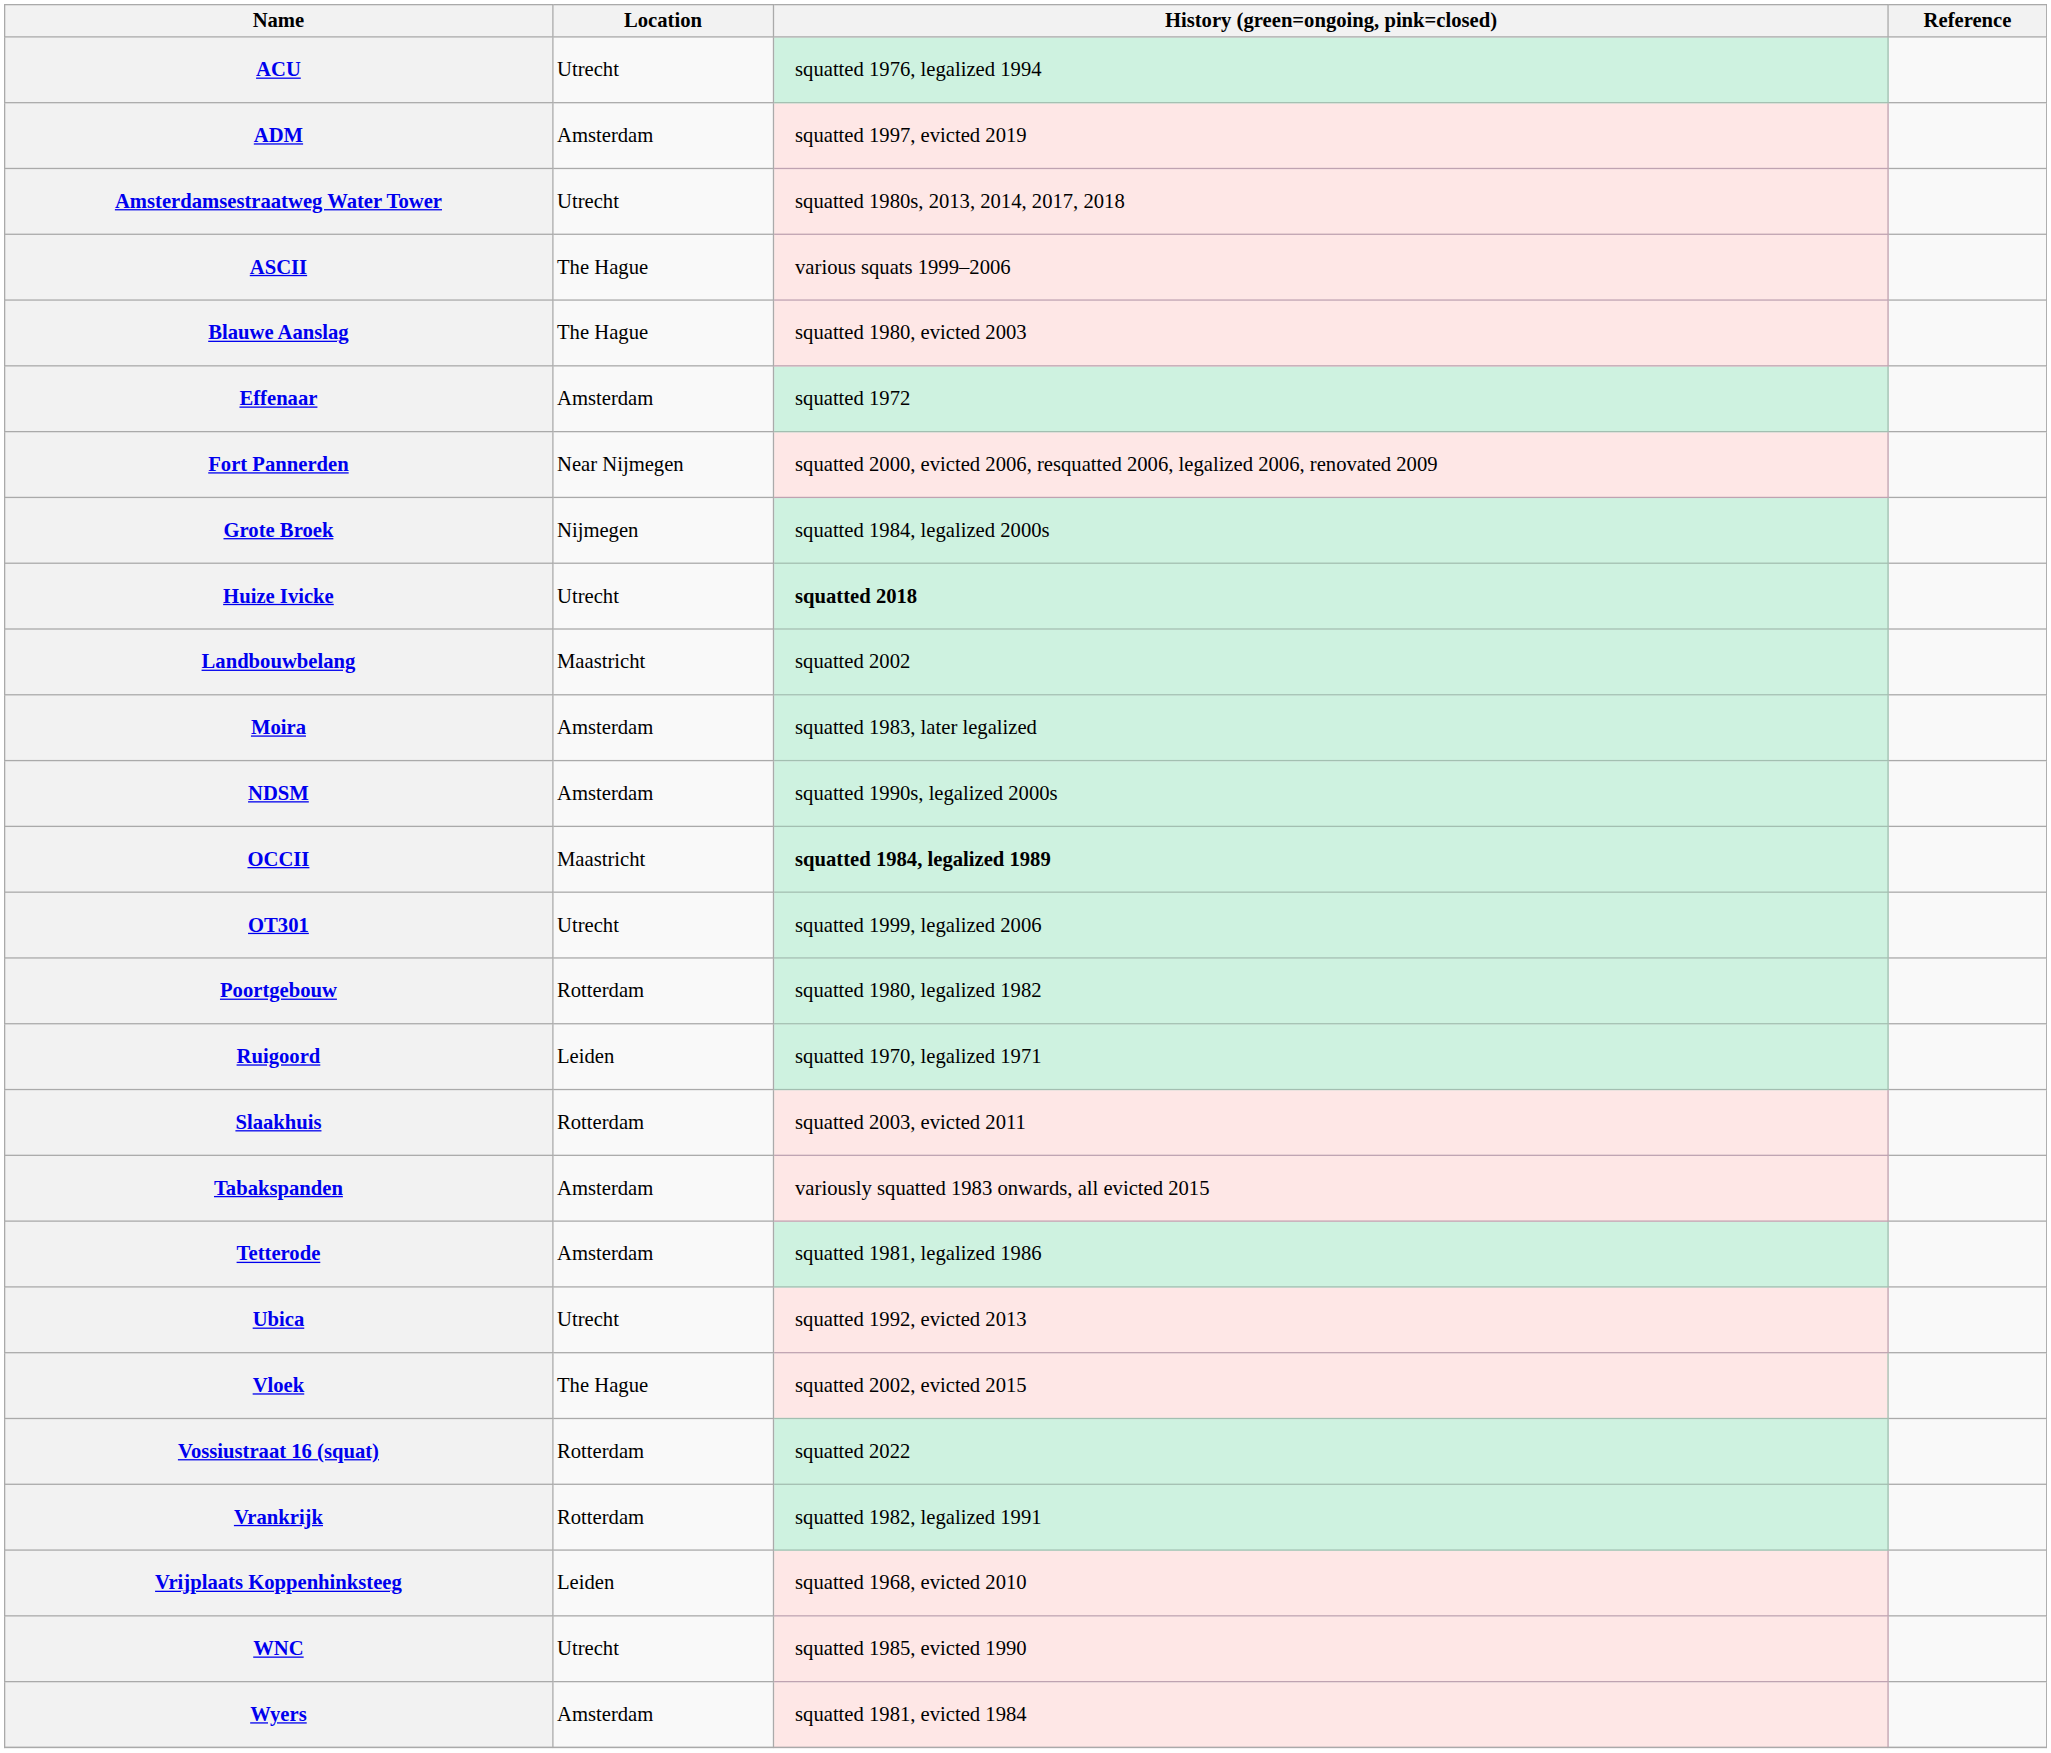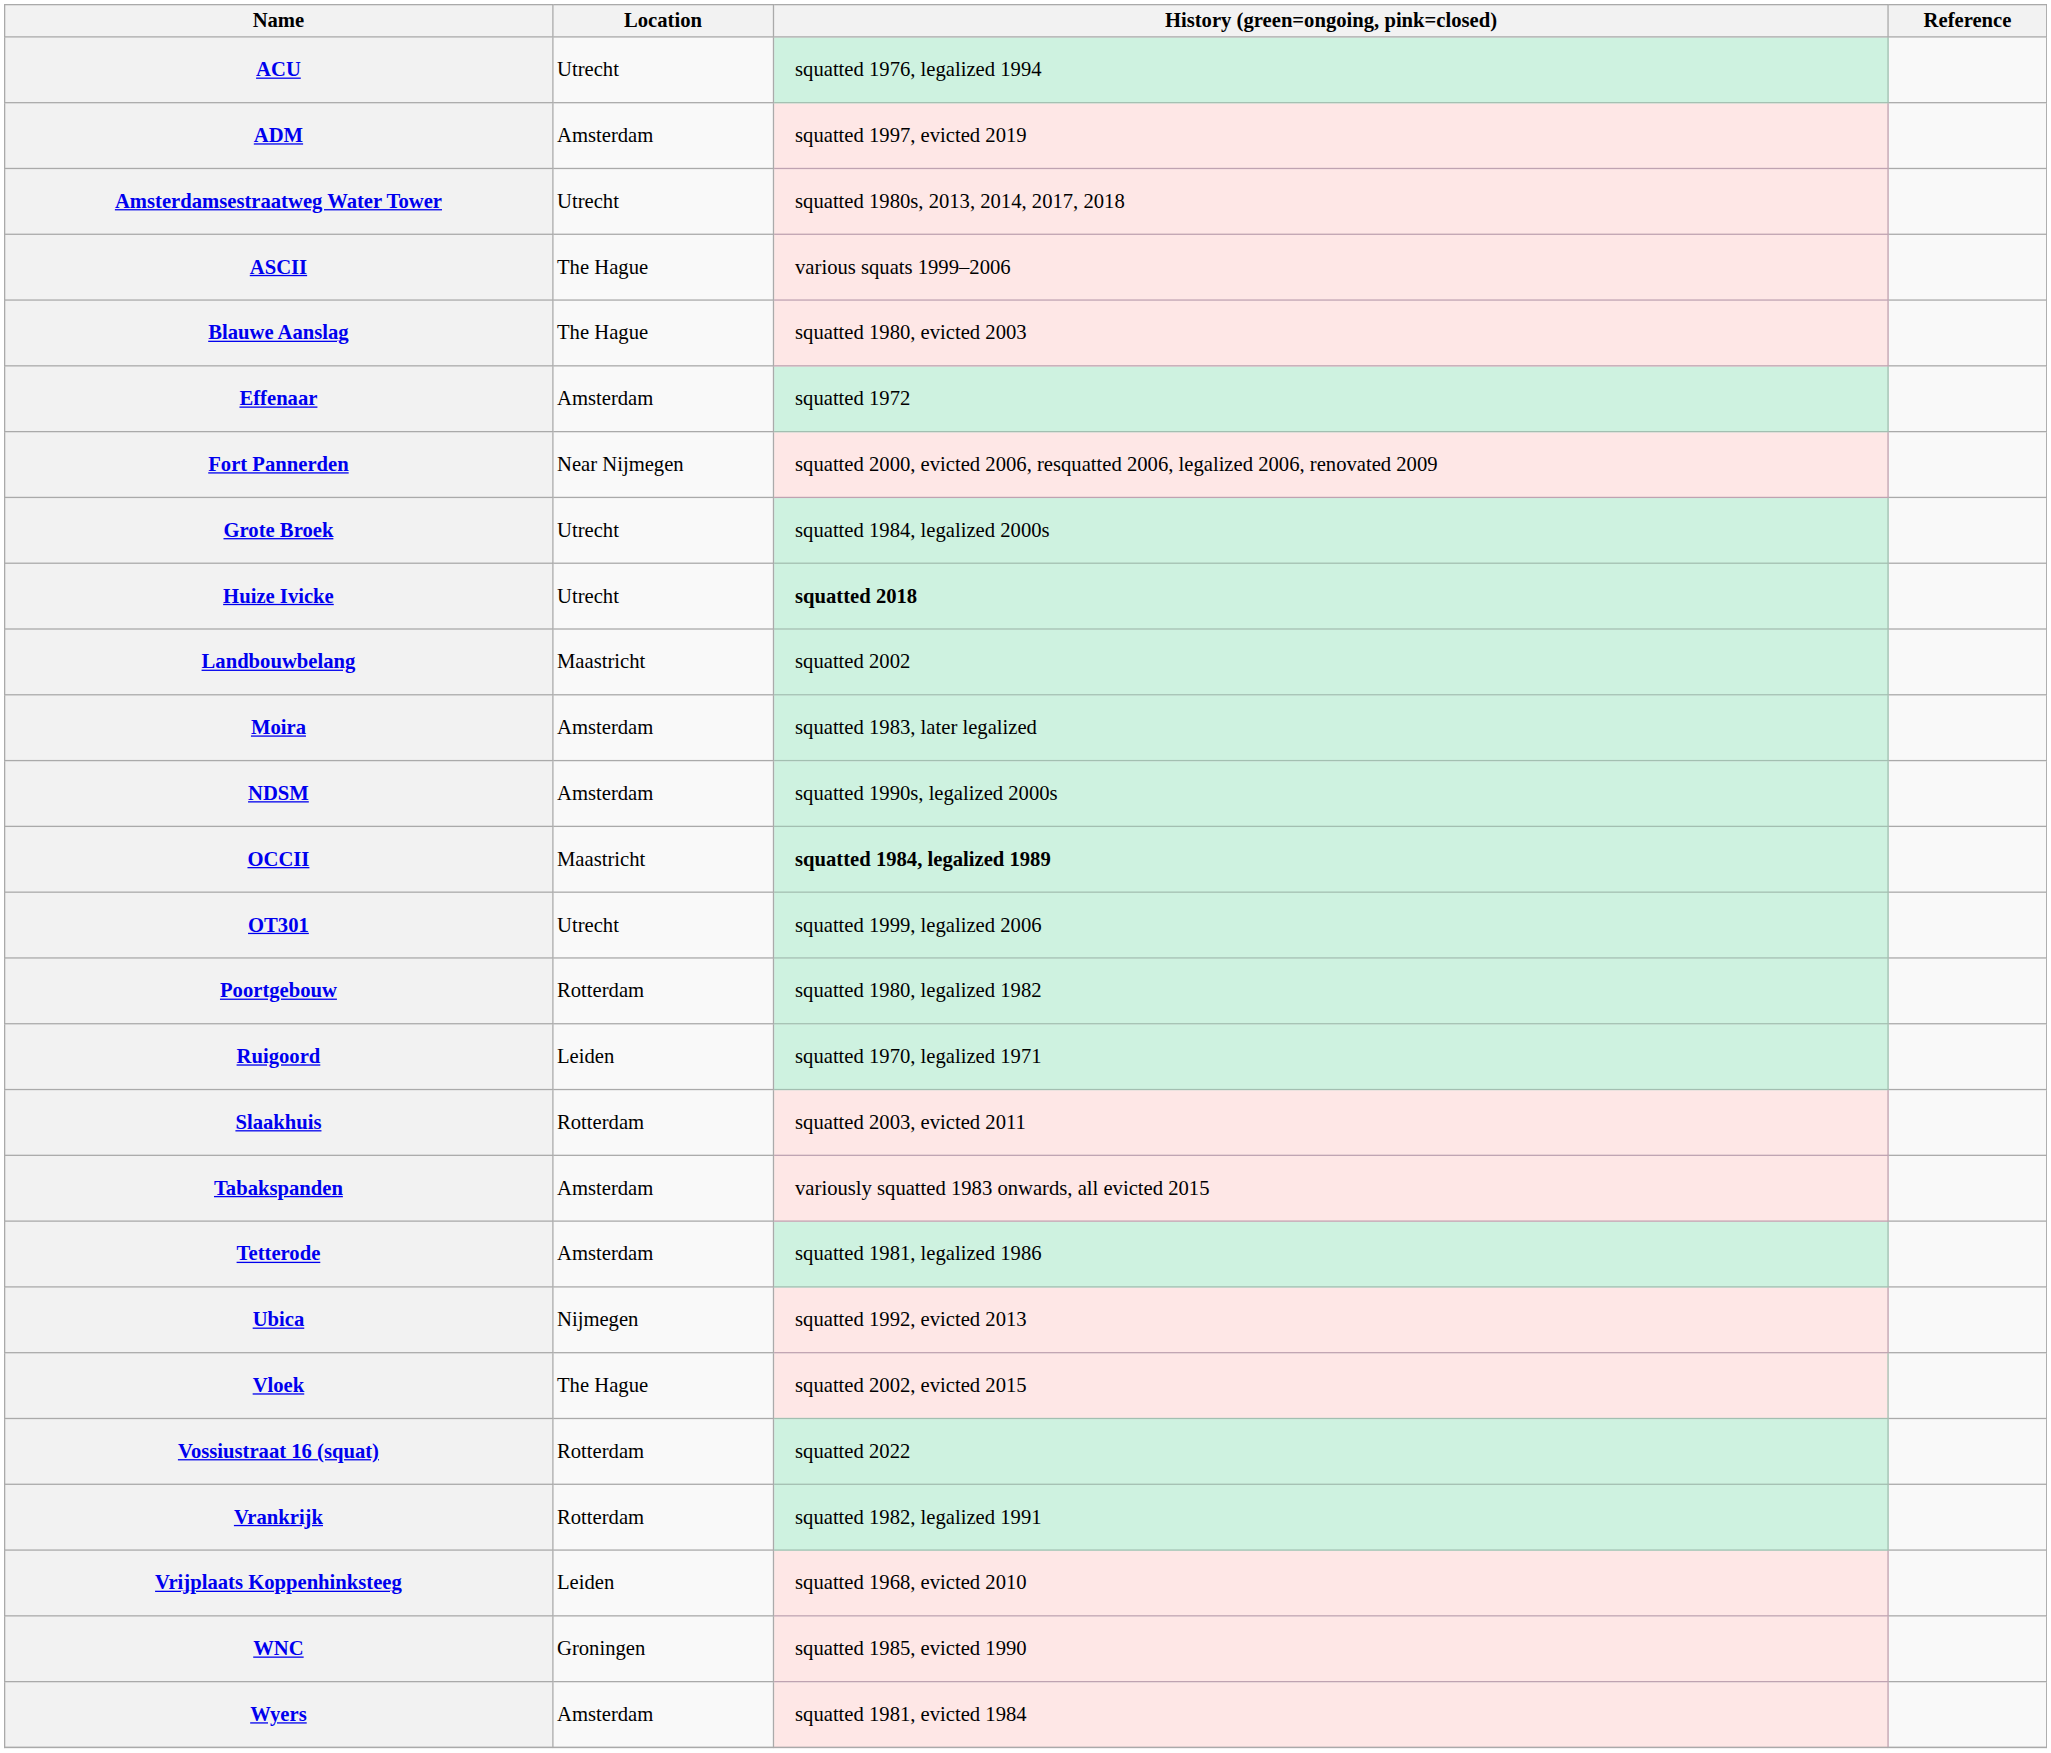(598, 530) Nijmegen -> (588, 530) Utrecht
(588, 1320) Utrecht -> (598, 1320) Nijmegen
(588, 1649) Utrecht -> (601, 1649) Groningen
